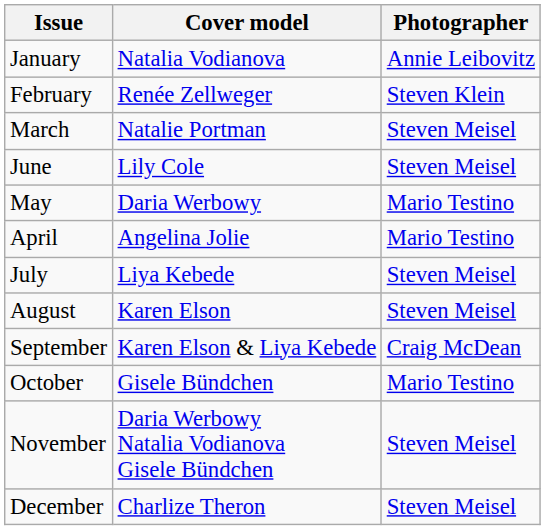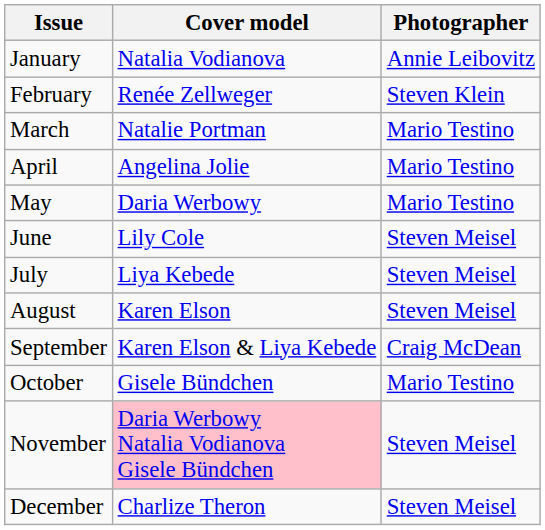(451, 130) Steven Meisel -> (450, 130) Mario Testino
rows swapped: (34, 238) <-> (31, 166)
(201, 444) no background -> (201, 444) pink background
